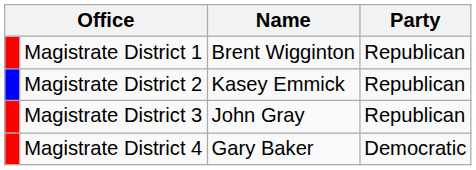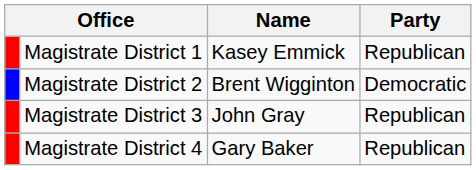(283, 52) Brent Wigginton -> (278, 52) Kasey Emmick
(278, 84) Kasey Emmick -> (283, 84) Brent Wigginton
(415, 84) Republican -> (415, 84) Democratic
(415, 148) Democratic -> (415, 148) Republican
